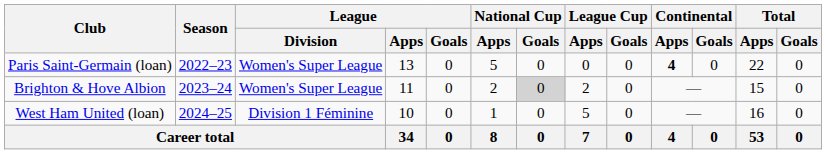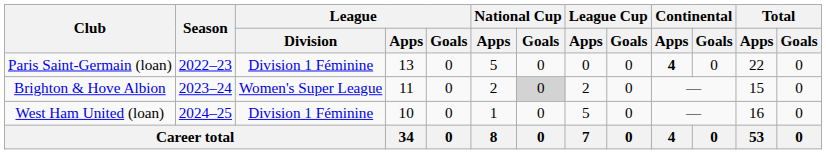(311, 64) Women's Super League -> (311, 64) Division 1 Féminine
